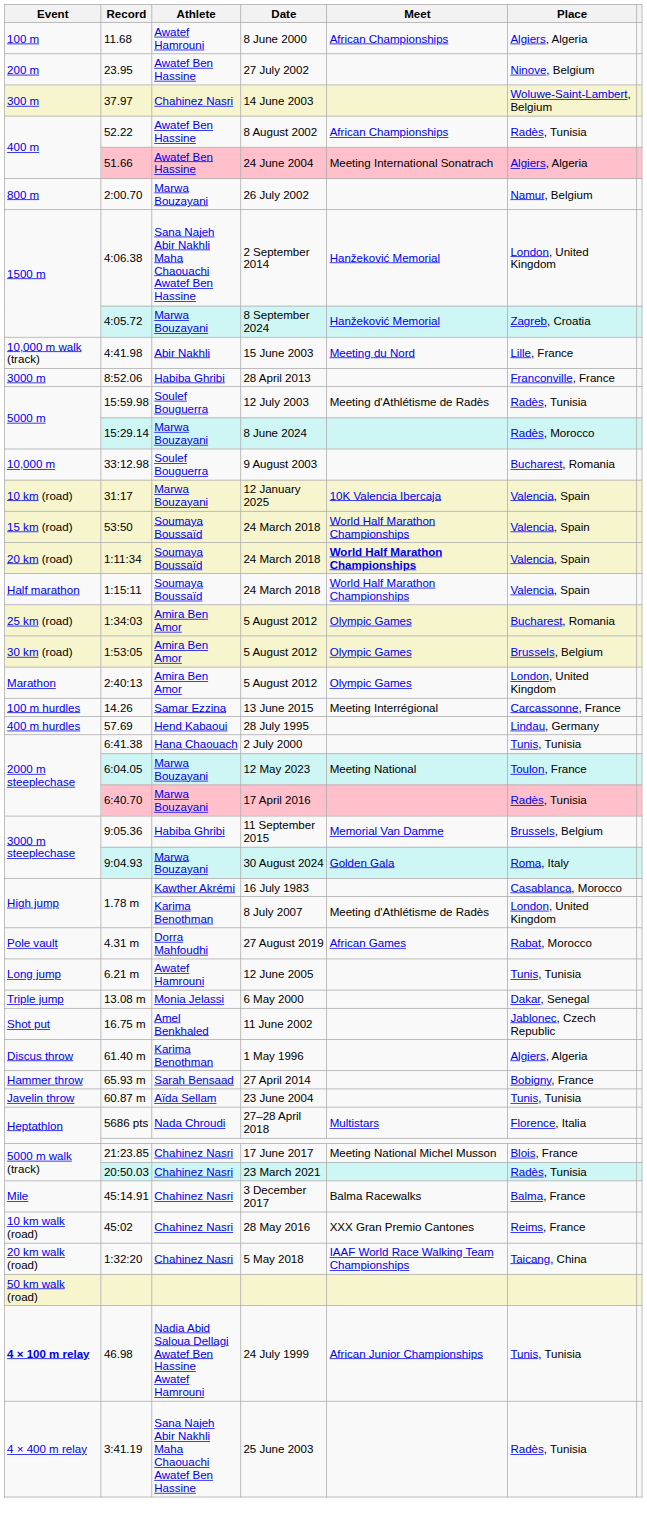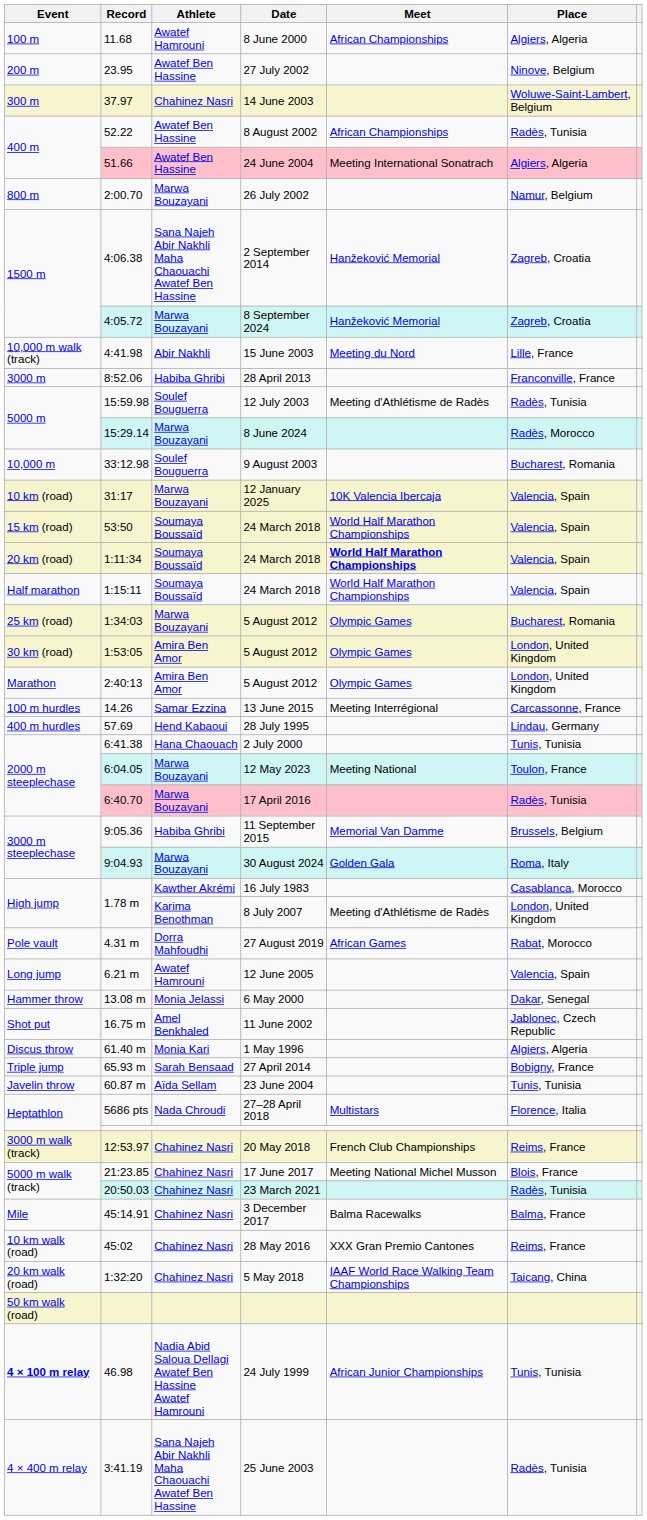(550, 258) London, United Kingdom -> (550, 258) Zagreb, Croatia
(181, 621) Amira Ben Amor -> (181, 621) Marwa Bouzayani
(557, 652) Brussels, Belgium -> (550, 652) London, United Kingdom
(546, 975) Tunis, Tunisia -> (550, 975) Valencia, Spain
(35, 999) Triple jump -> (45, 999) Hammer throw
(184, 1055) Karima Benothman -> (182, 1049) Monia Kari
(45, 1080) Hammer throw -> (35, 1067) Triple jump
+ row: (126, 1147)
